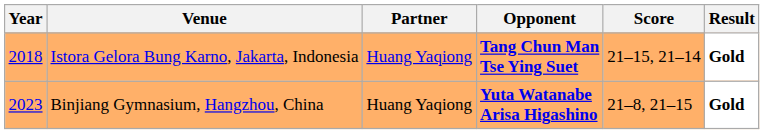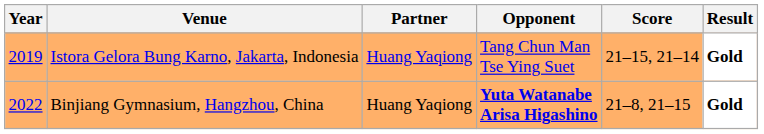(26, 56) 2018 -> (26, 56) 2019
(540, 56) bold -> (535, 56) normal
(26, 105) 2023 -> (26, 105) 2022
